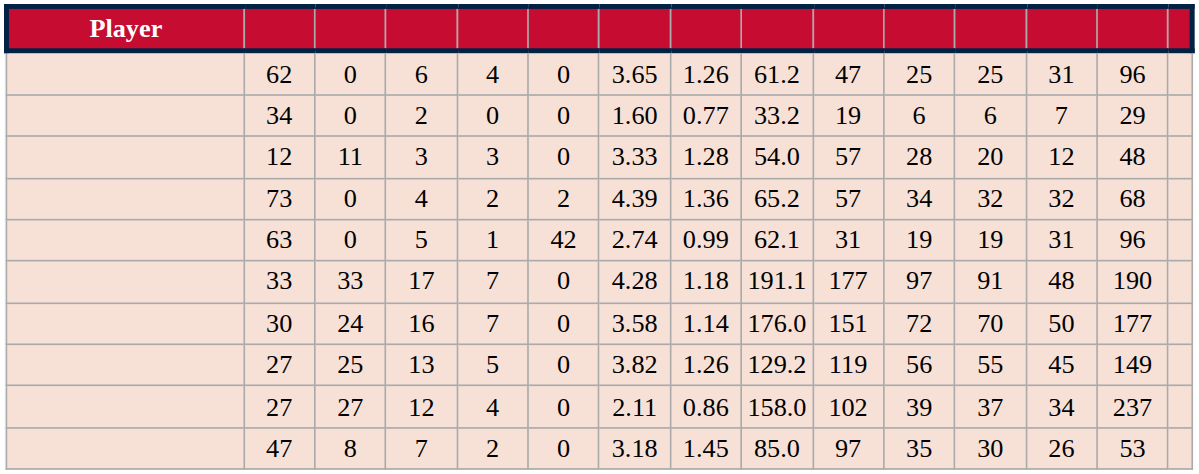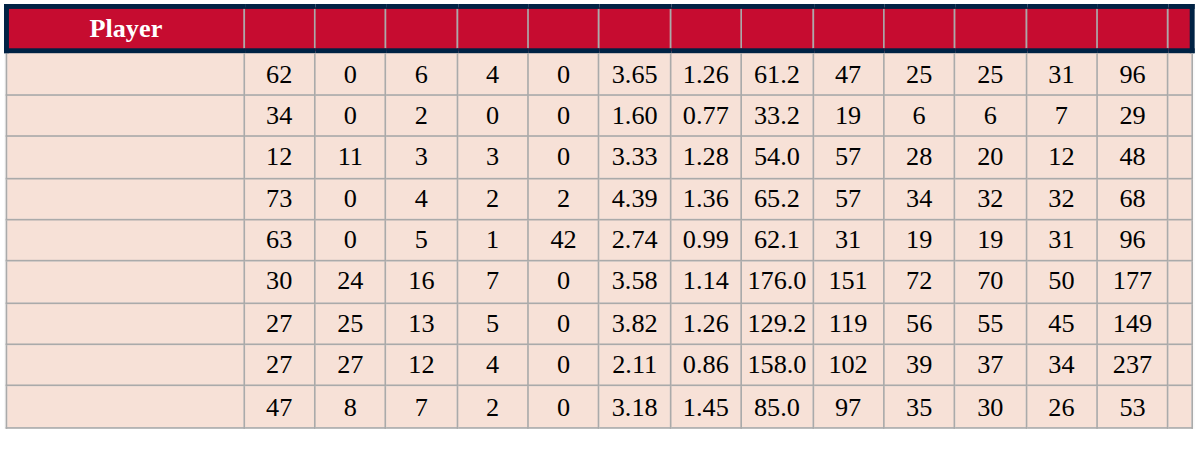- row: (421, 281)
